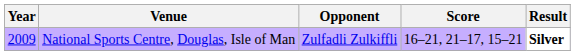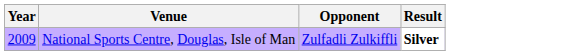- column: (463, 16)
